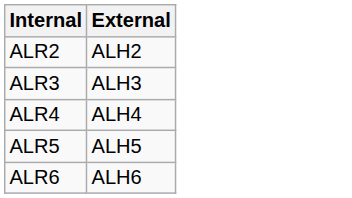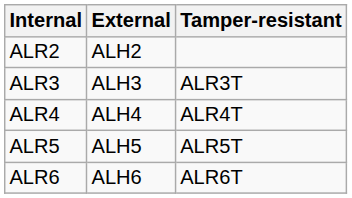+ column: (261, 20)
